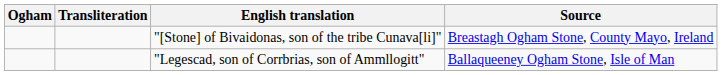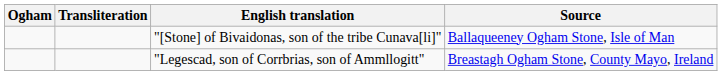(581, 37) Breastagh Ogham Stone, County Mayo, Ireland -> (561, 37) Ballaqueeney Ogham Stone, Isle of Man
(561, 59) Ballaqueeney Ogham Stone, Isle of Man -> (581, 59) Breastagh Ogham Stone, County Mayo, Ireland
